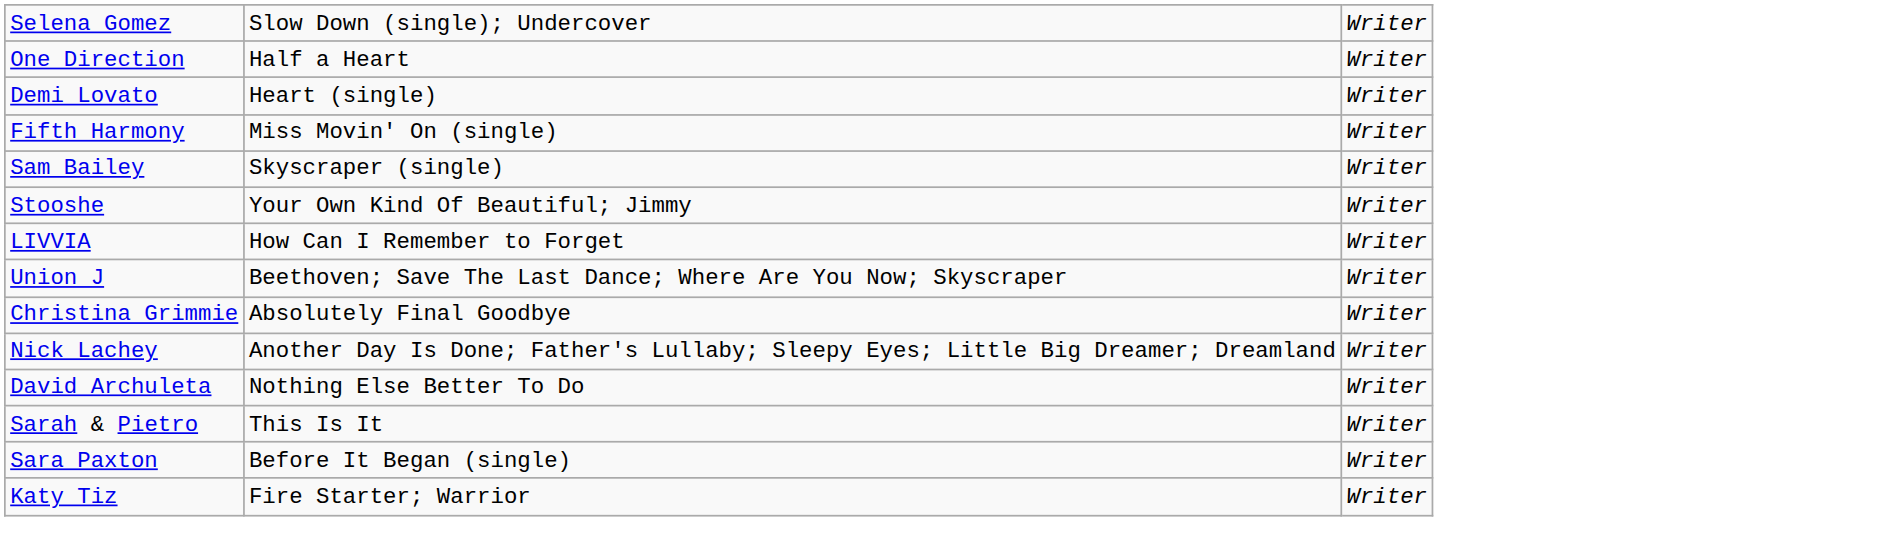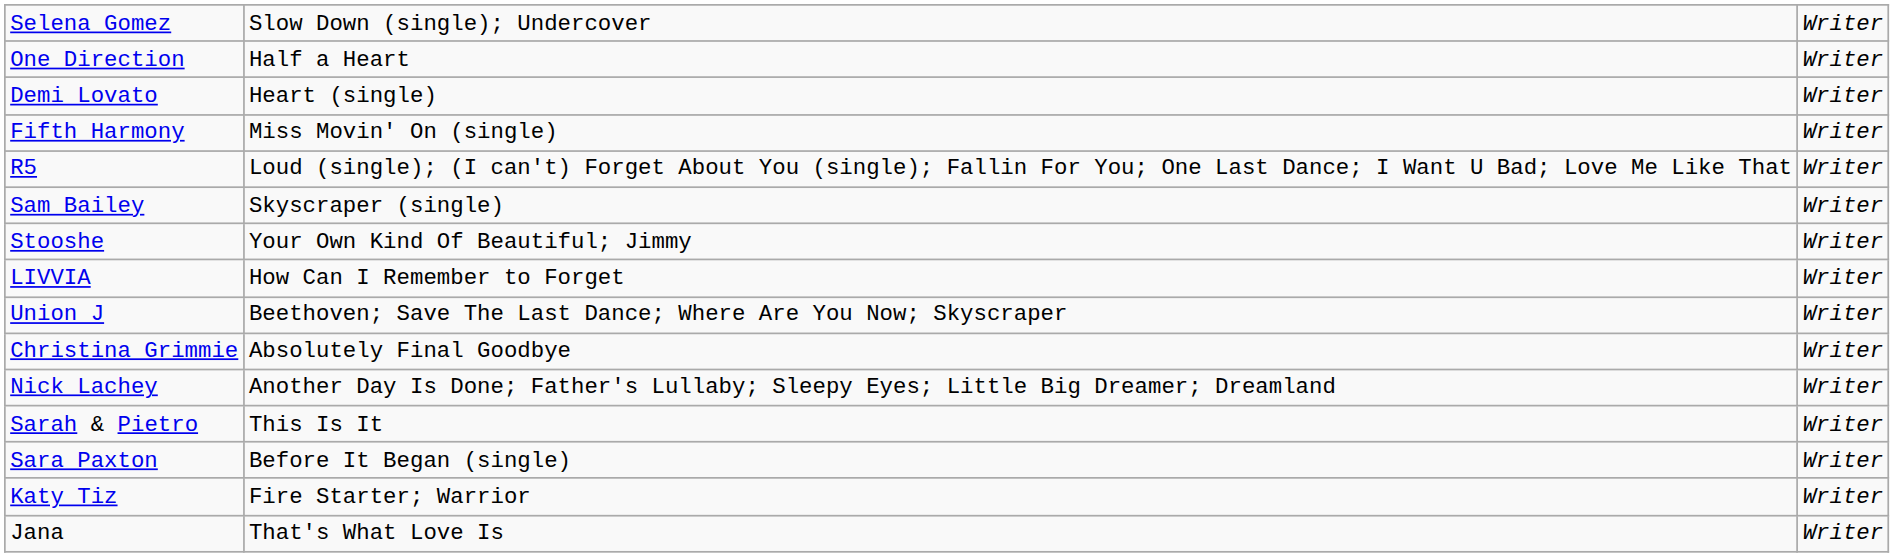+ row: (24, 169)
- row: (111, 388)
+ row: (37, 533)
